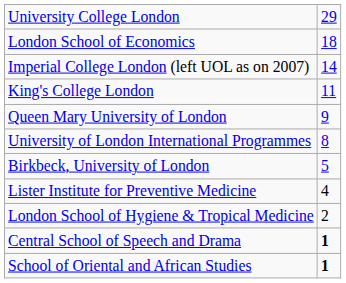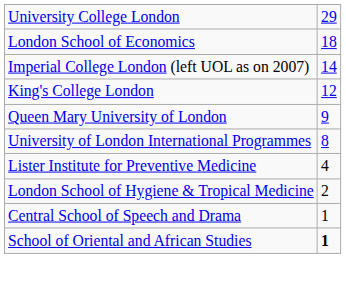(329, 91) 11 -> (329, 91) 12
- row: (109, 166)
(325, 240) bold -> (325, 215) normal
